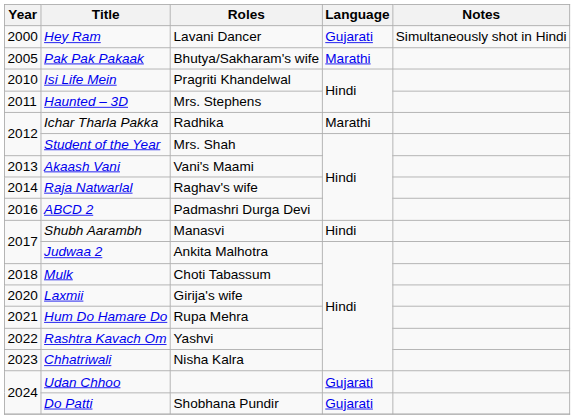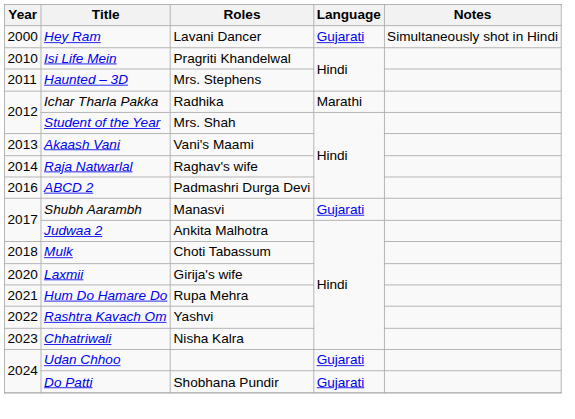- row: (94, 58)
(341, 230) Hindi -> (340, 209) Gujarati
